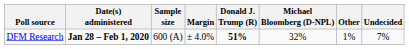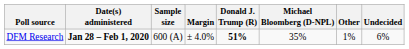(298, 37) 32% -> (298, 37) 35%
(383, 37) 7% -> (383, 37) 6%
